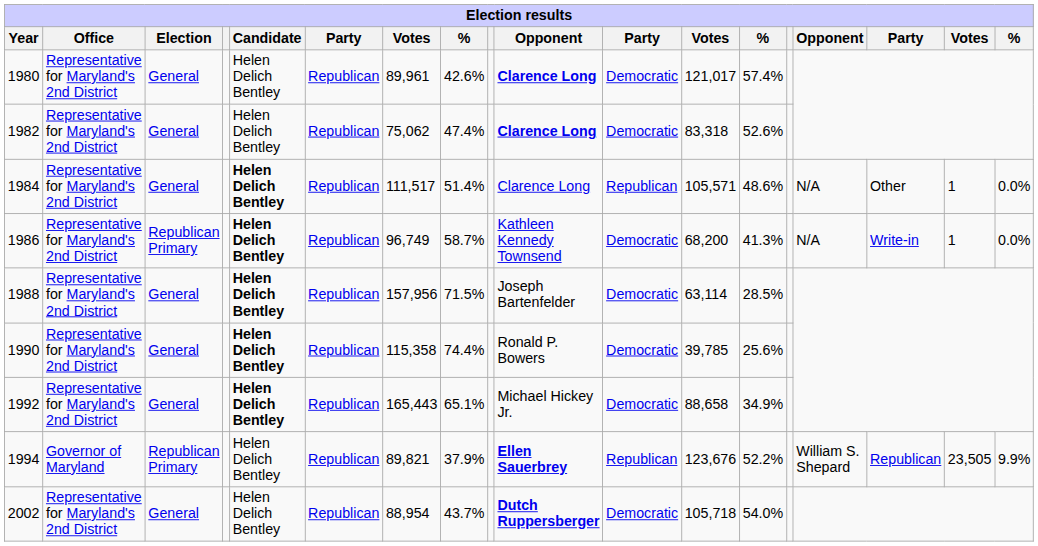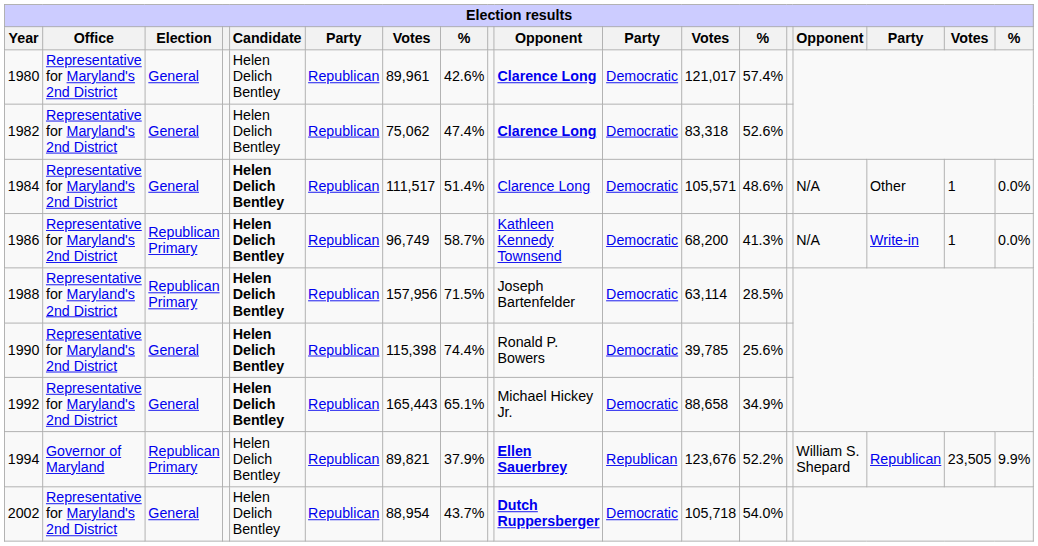(642, 186) Republican -> (642, 186) Democratic
(174, 295) General -> (184, 295) Republican Primary
(411, 350) 115,358 -> (411, 350) 115,398
